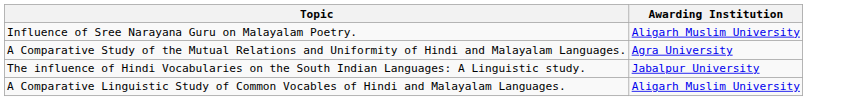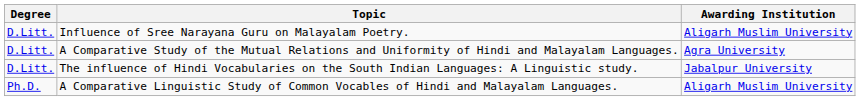+ column: (31, 14)
